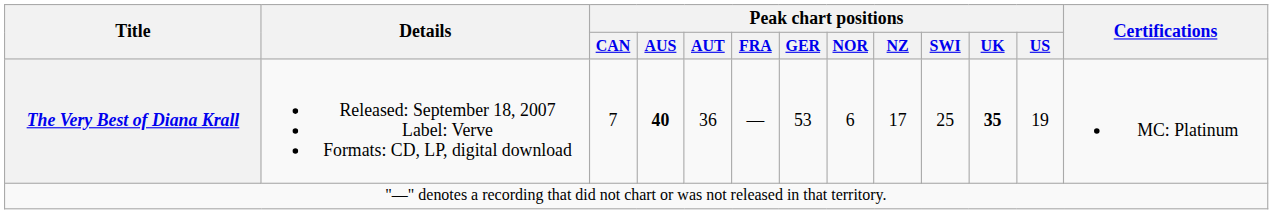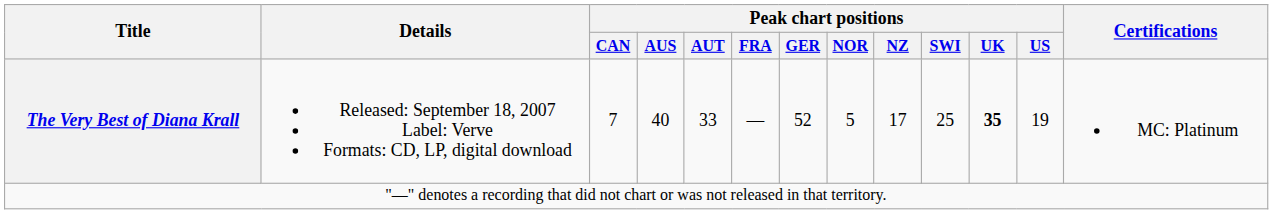(660, 120) bold -> (660, 120) normal
(708, 120) 36 -> (708, 120) 33
(803, 120) 53 -> (803, 120) 52
(850, 120) 6 -> (850, 120) 5
